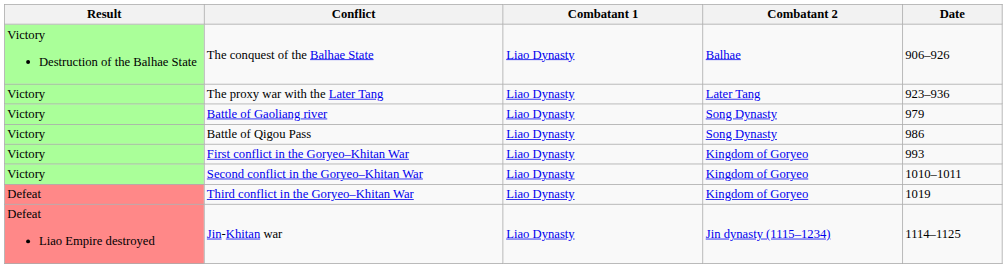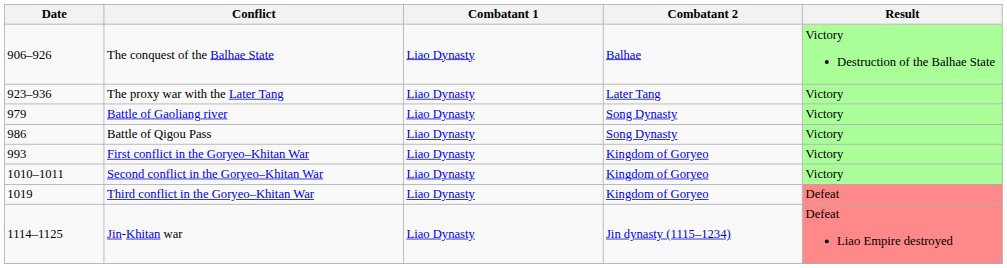columns swapped: (952, 14) <-> (104, 14)
